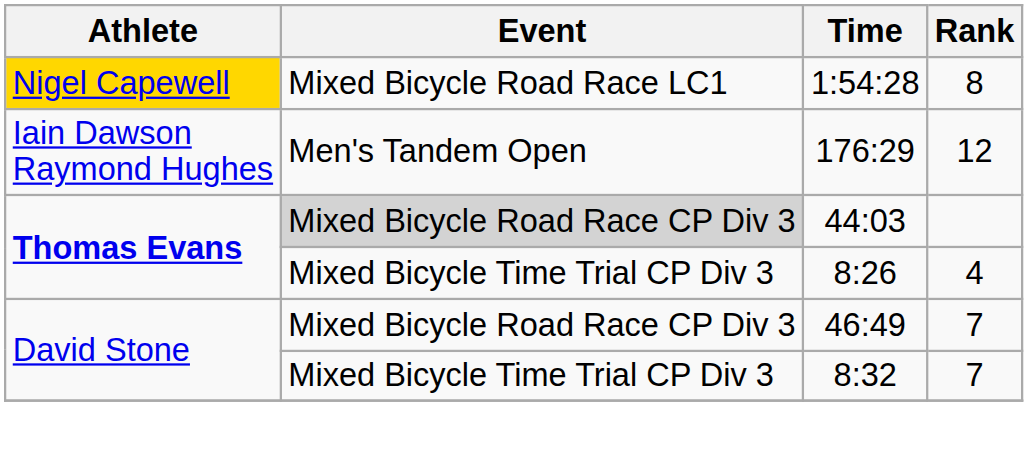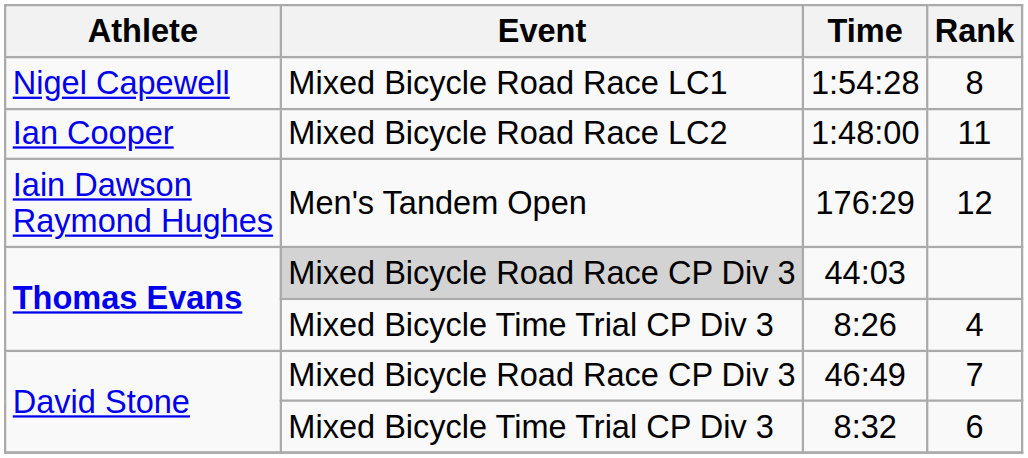(121, 83) gold background -> (121, 83) no background
+ row: (865, 134)
(975, 376) 7 -> (975, 427) 6
